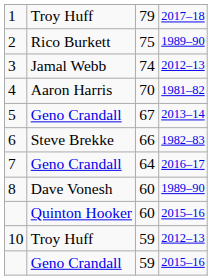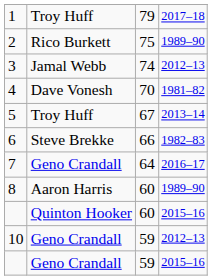(71, 90) Aaron Harris -> (72, 90) Dave Vonesh
(76, 115) Geno Crandall -> (62, 115) Troy Huff
(72, 189) Dave Vonesh -> (71, 189) Aaron Harris
(62, 238) Troy Huff -> (76, 238) Geno Crandall
